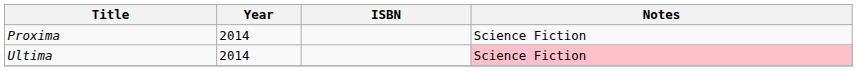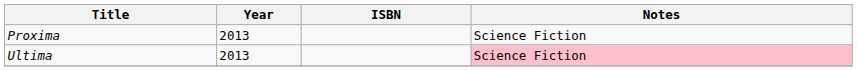(234, 35) 2014 -> (234, 35) 2013
(234, 55) 2014 -> (234, 55) 2013
